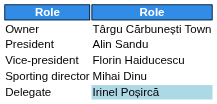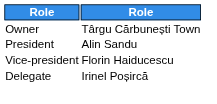- row: (47, 76)
(126, 92) lightblue background -> (115, 76) no background
